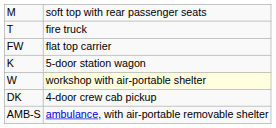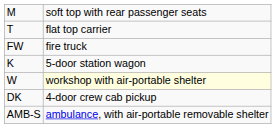(66, 30) fire truck -> (78, 30) flat top carrier
(78, 47) flat top carrier -> (66, 47) fire truck
